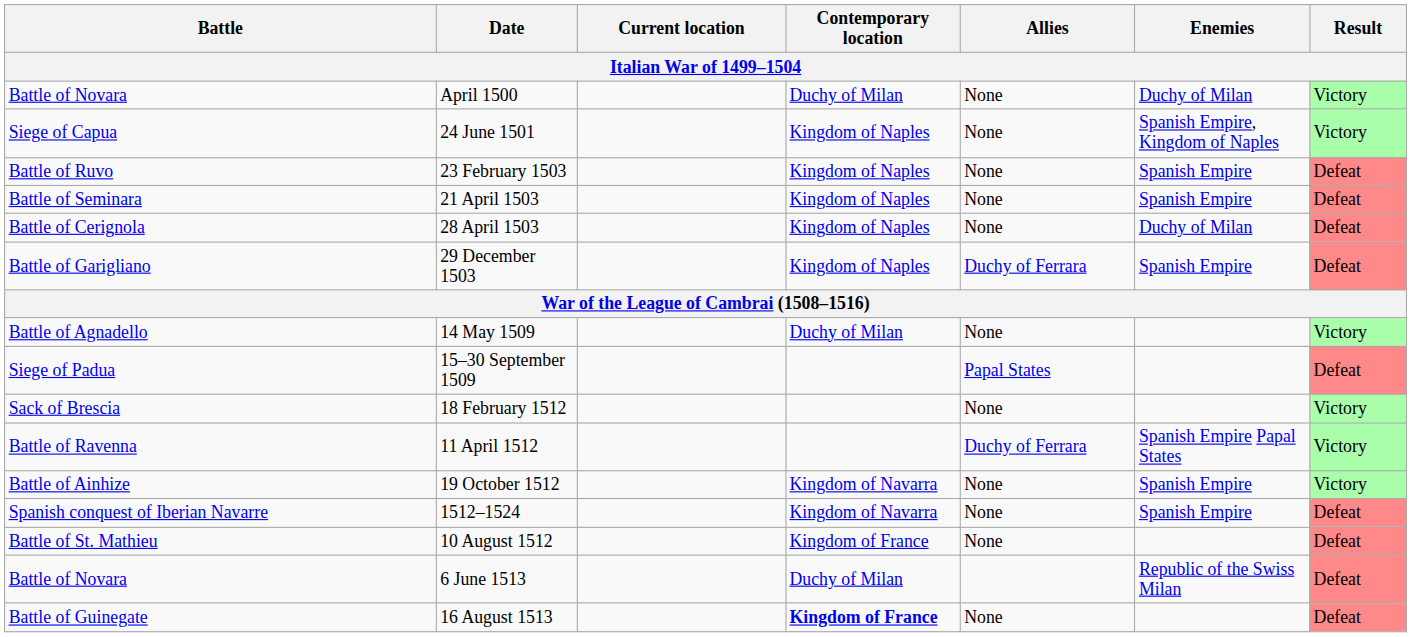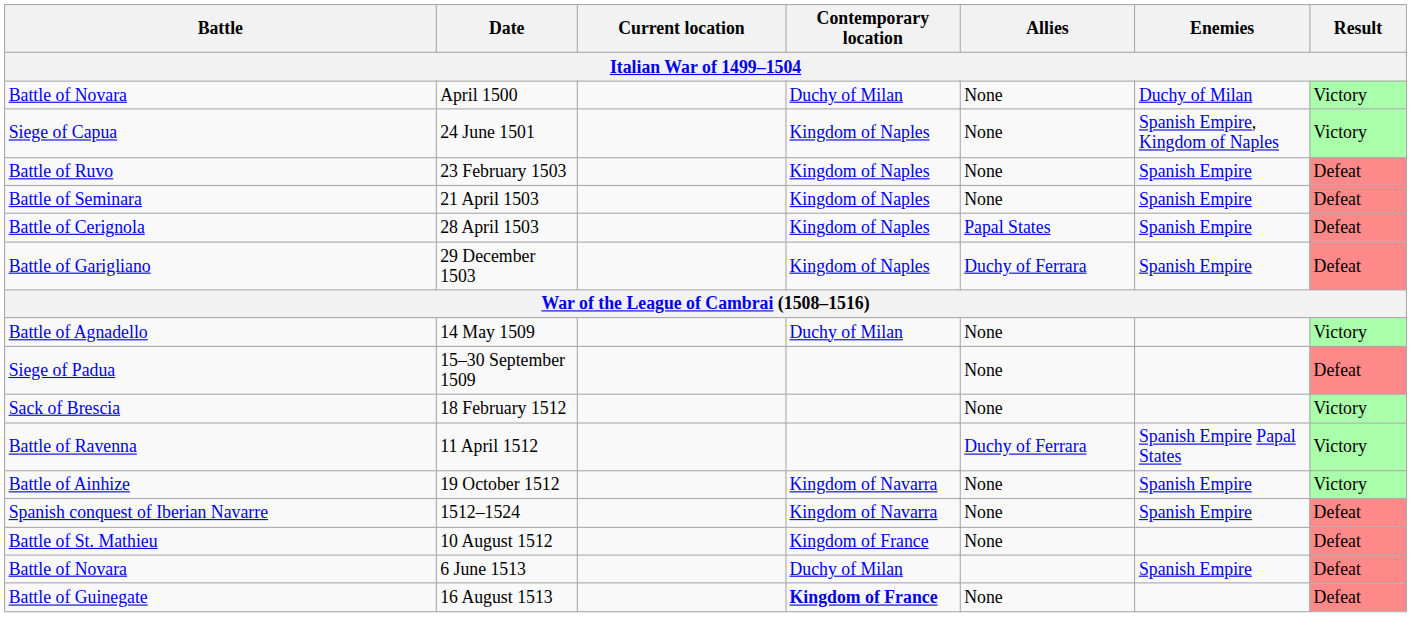(983, 227) None -> (1007, 227) Papal States
(1196, 227) Duchy of Milan -> (1195, 227) Spanish Empire
(1007, 370) Papal States -> (983, 370) None
(1217, 579) Republic of the Swiss Milan -> (1195, 569) Spanish Empire
